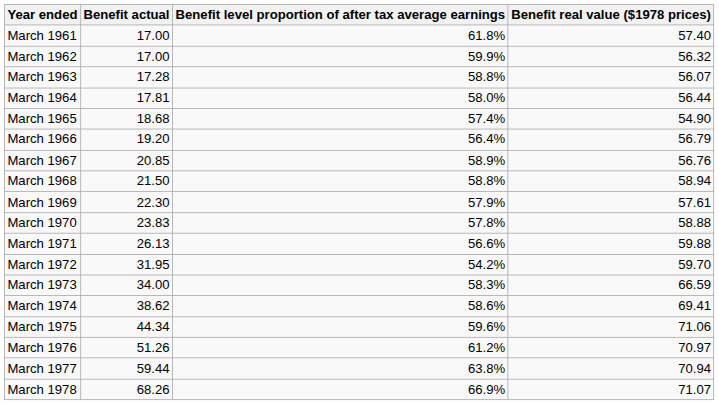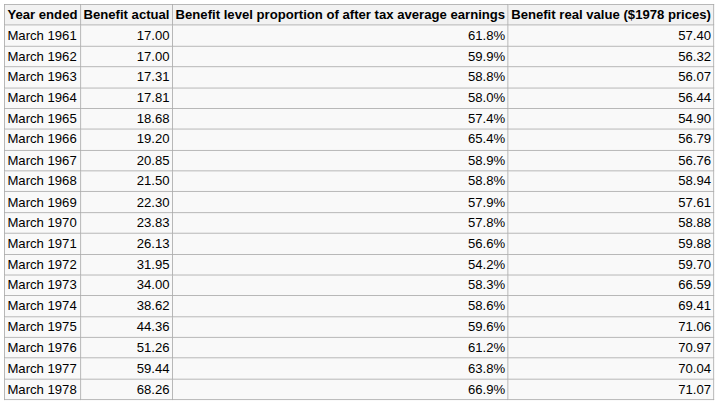(153, 77) 17.28 -> (153, 77) 17.31
(487, 139) 56.4% -> (487, 139) 65.4%
(153, 327) 44.34 -> (153, 327) 44.36
(695, 368) 70.94 -> (695, 368) 70.04
